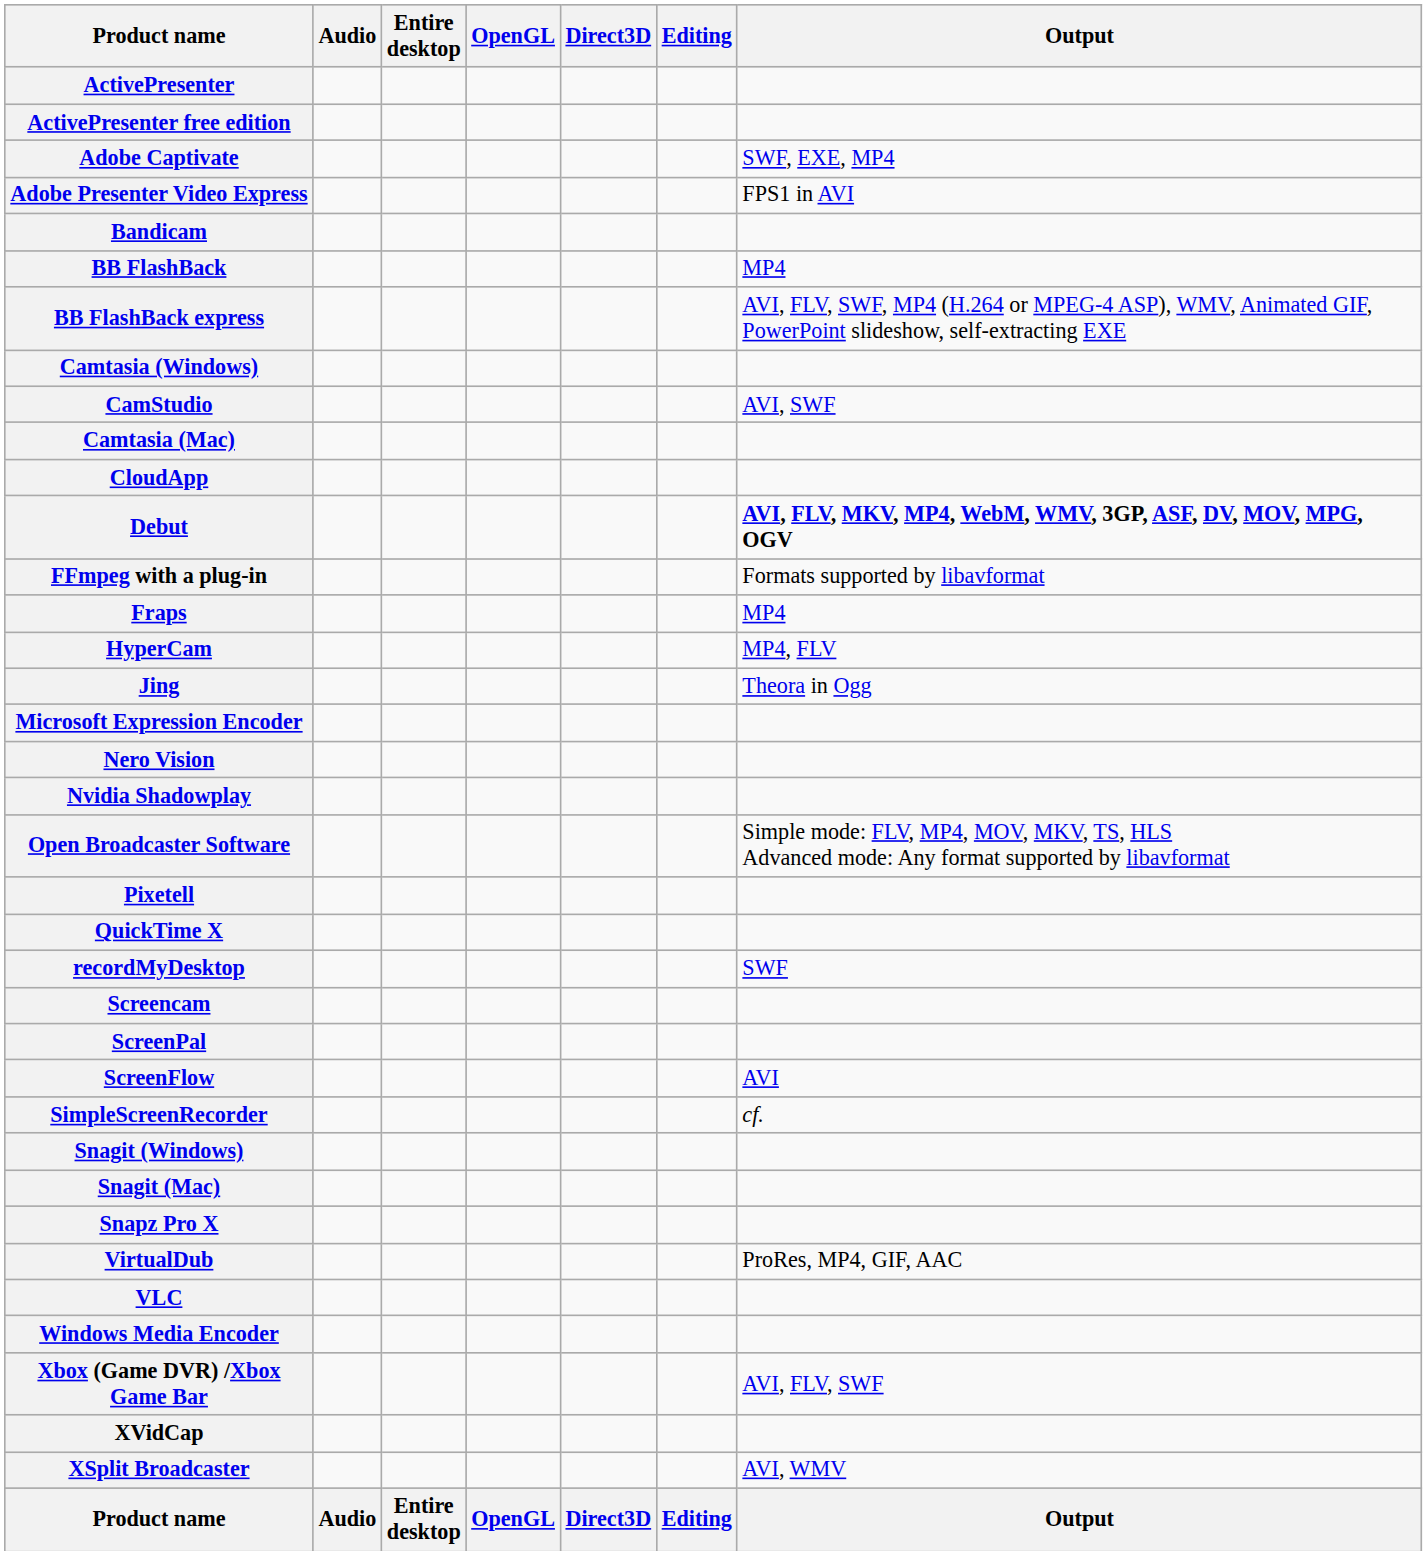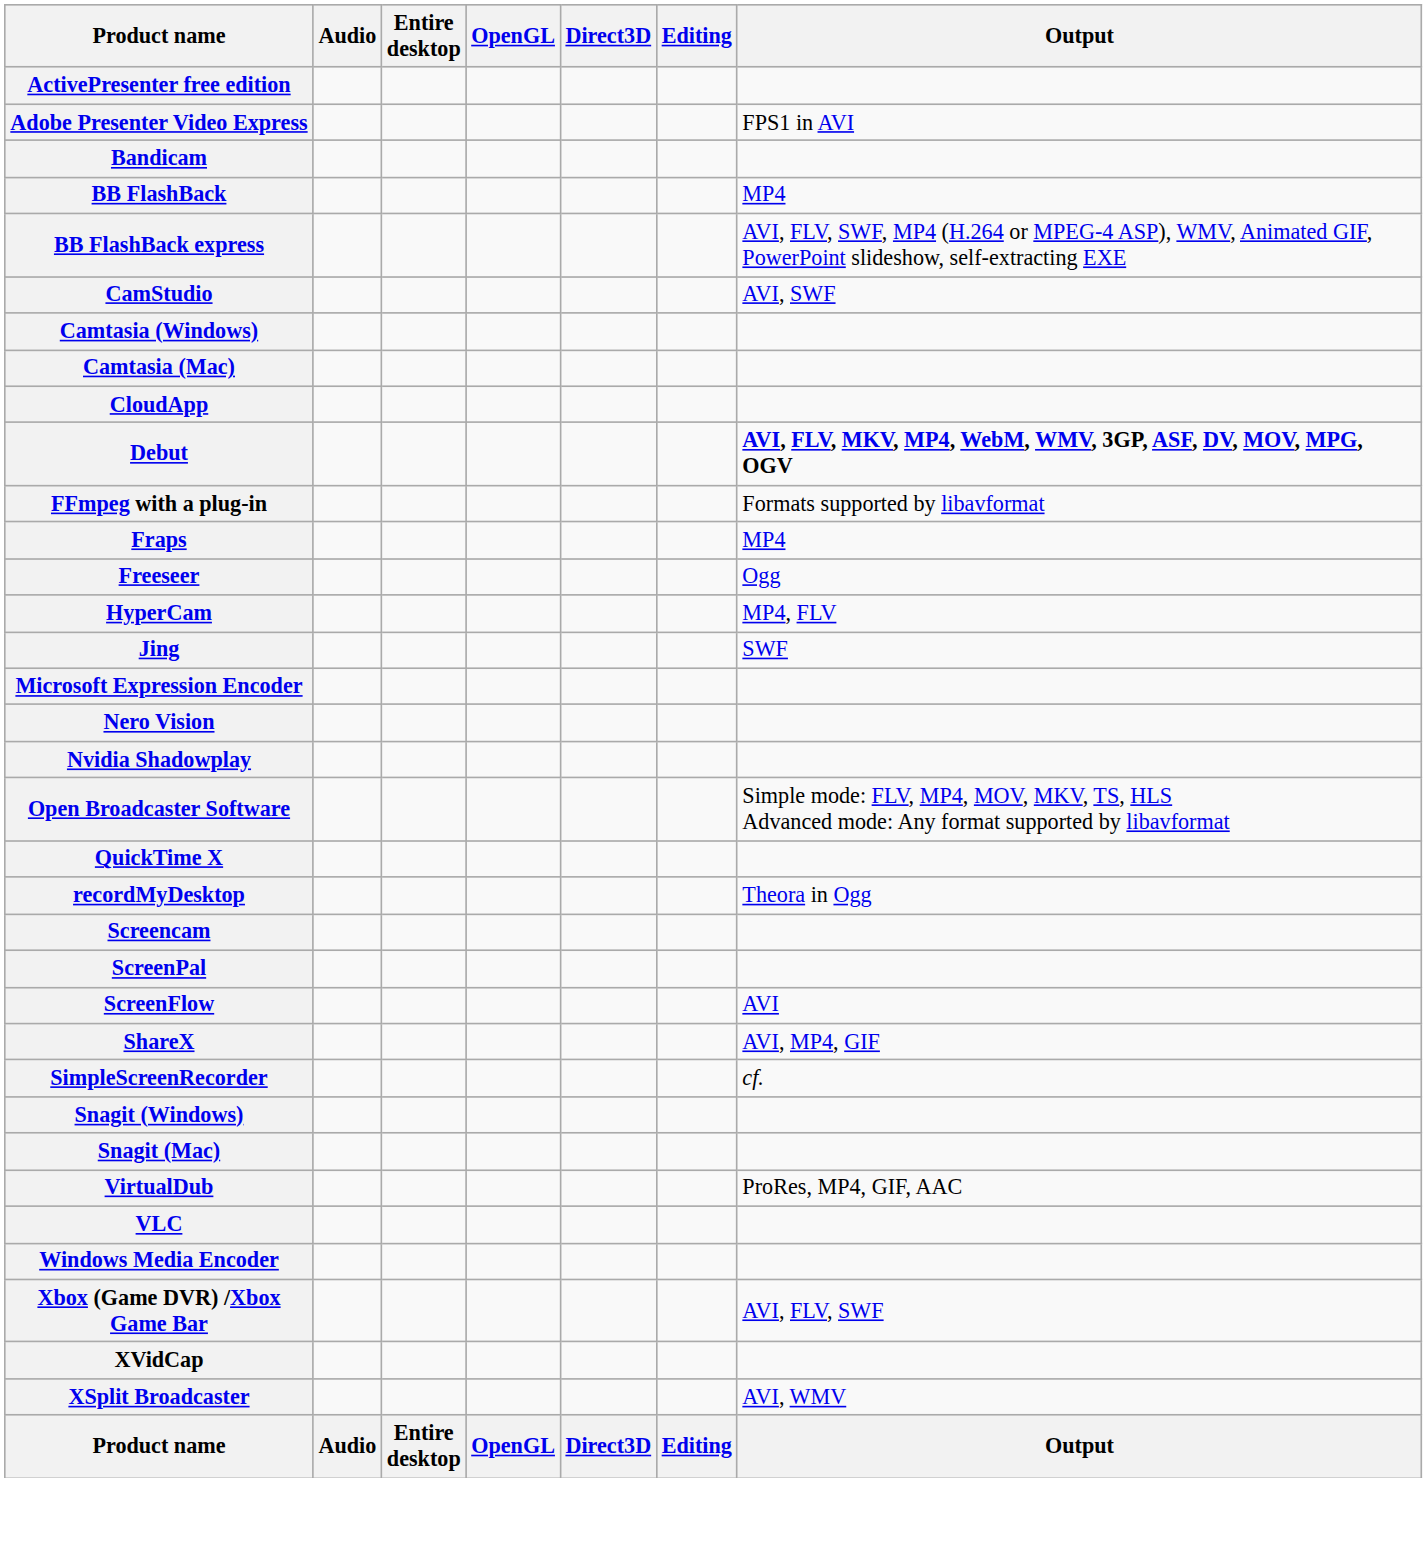- row: (159, 85)
- row: (159, 158)
rows swapped: (159, 403) <-> (159, 367)
+ row: (159, 576)
(807, 685) Theora in Ogg -> (765, 649) SWF
- row: (159, 894)
(765, 967) SWF -> (807, 894) Theora in Ogg
+ row: (159, 1041)
- row: (159, 1223)
